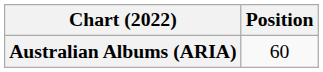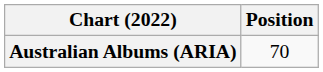(280, 51) 60 -> (280, 51) 70
